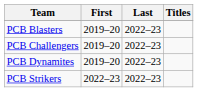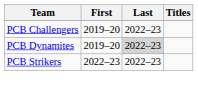- row: (35, 29)
(143, 62) no background -> (143, 45) lightgrey background
